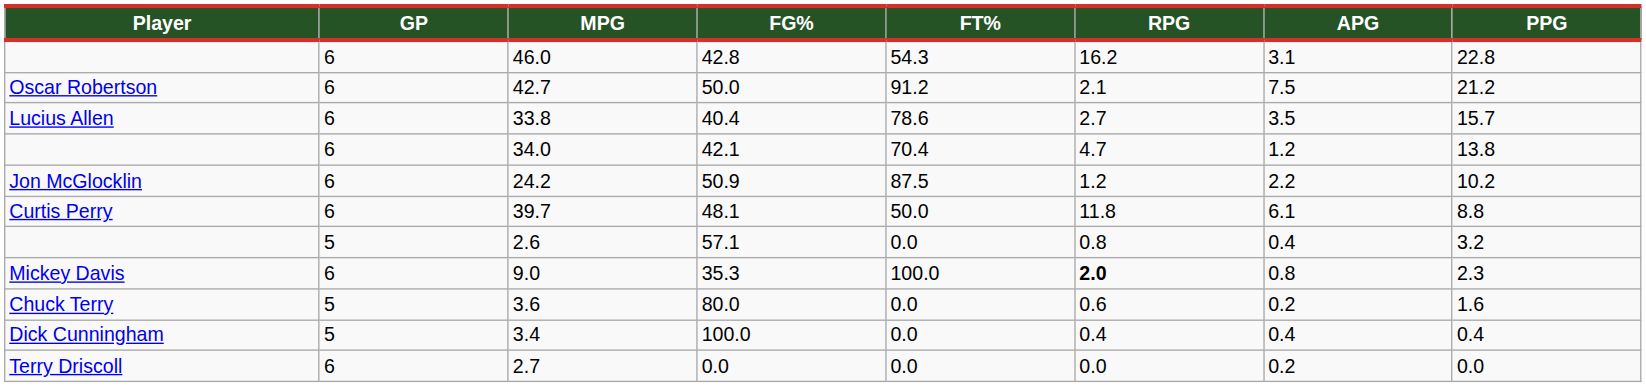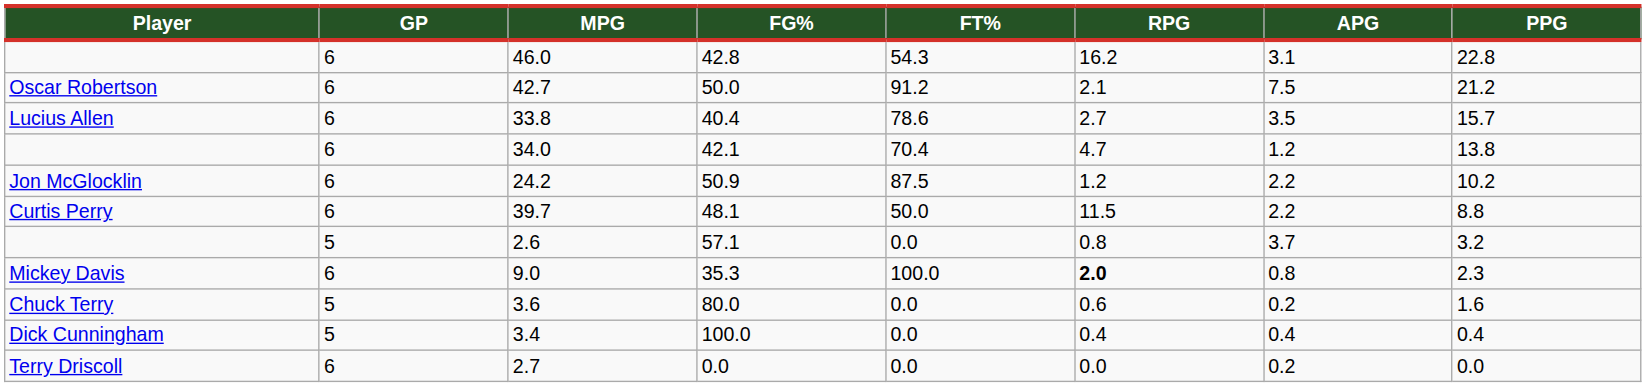(1098, 212) 11.8 -> (1098, 212) 11.5
(1282, 212) 6.1 -> (1282, 212) 2.2
(1282, 243) 0.4 -> (1282, 243) 3.7
